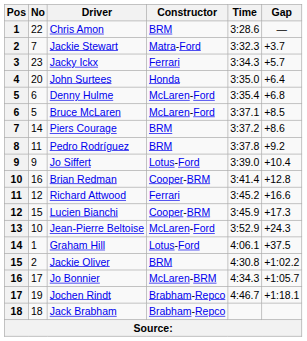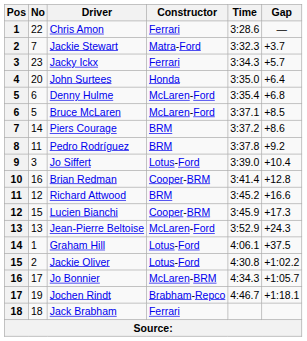(161, 29) BRM -> (164, 29) Ferrari
(34, 162) 9 -> (34, 162) 3
(164, 195) Ferrari -> (161, 195) BRM
(37, 229) 10 -> (37, 229) 13
(161, 262) BRM -> (174, 262) Lotus-Ford
(187, 312) Brabham-Repco -> (164, 312) Ferrari
